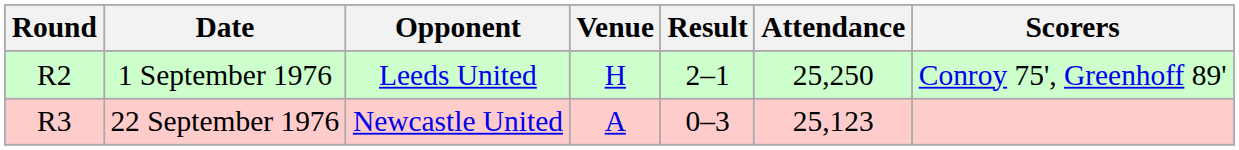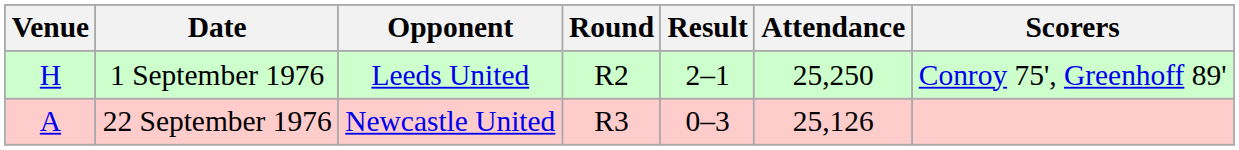columns swapped: (54, 27) <-> (615, 27)
(833, 121) 25,123 -> (833, 121) 25,126
